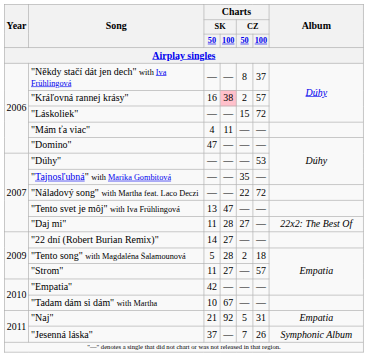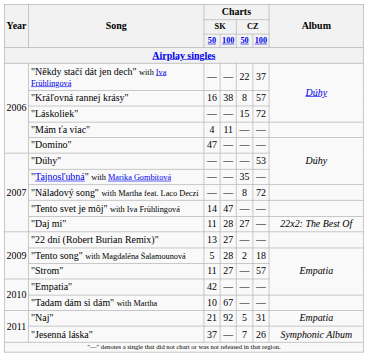(245, 77) 8 -> (245, 77) 22
(228, 98) pink background -> (228, 98) no background
(245, 98) 2 -> (245, 98) 8
(245, 192) 22 -> (245, 192) 8
(212, 208) 13 -> (212, 208) 14
(212, 239) 14 -> (212, 239) 13
